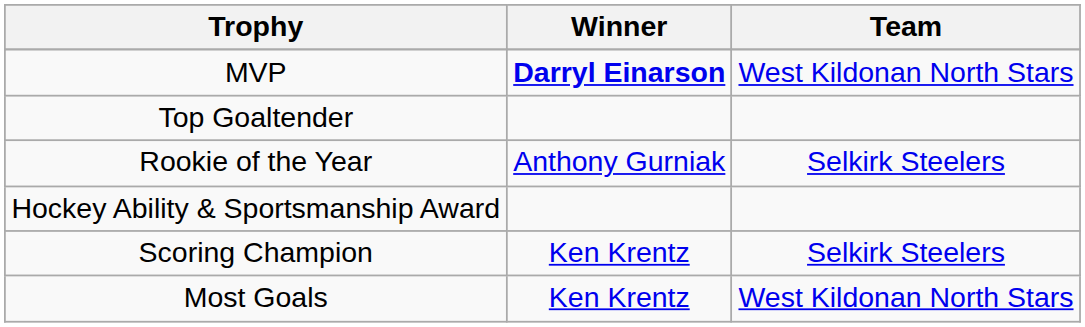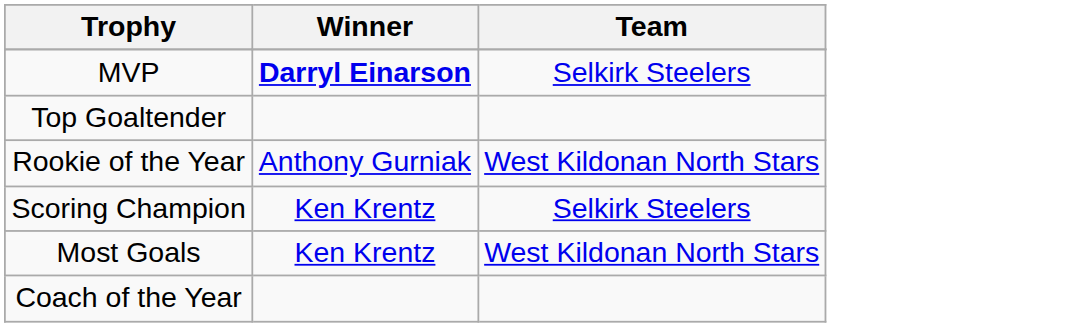(906, 72) West Kildonan North Stars -> (652, 72) Selkirk Steelers
(906, 162) Selkirk Steelers -> (652, 162) West Kildonan North Stars
- row: (256, 207)
+ row: (129, 298)
